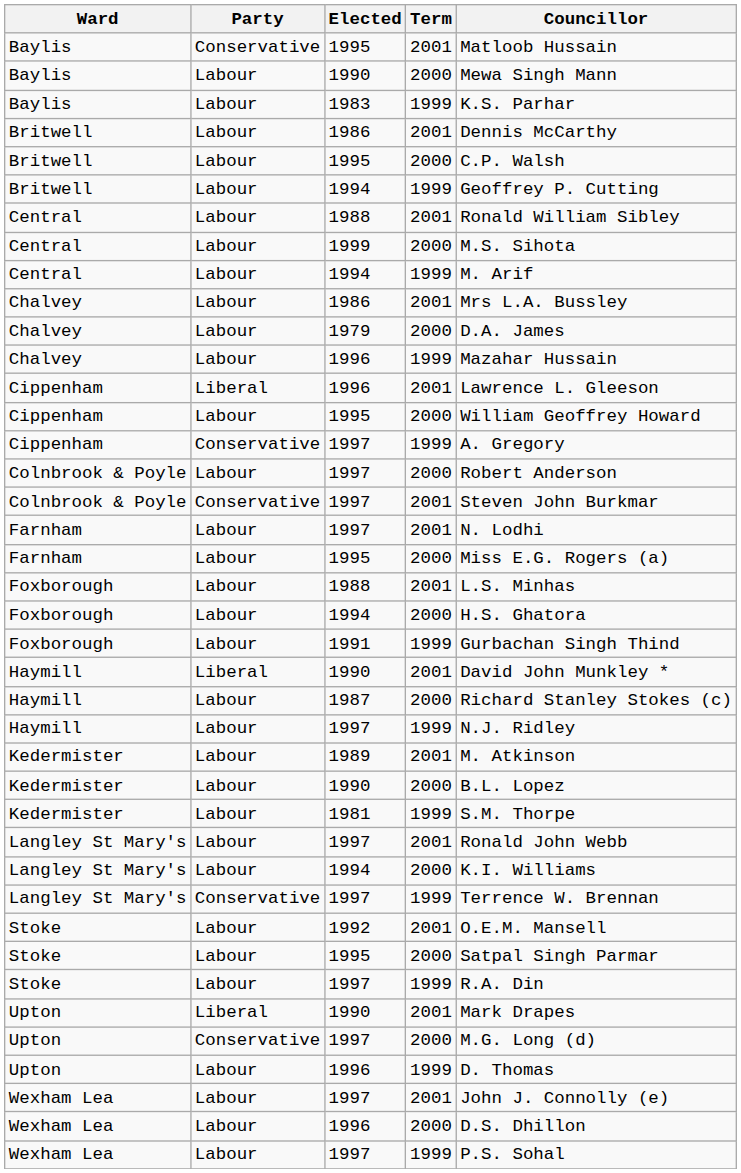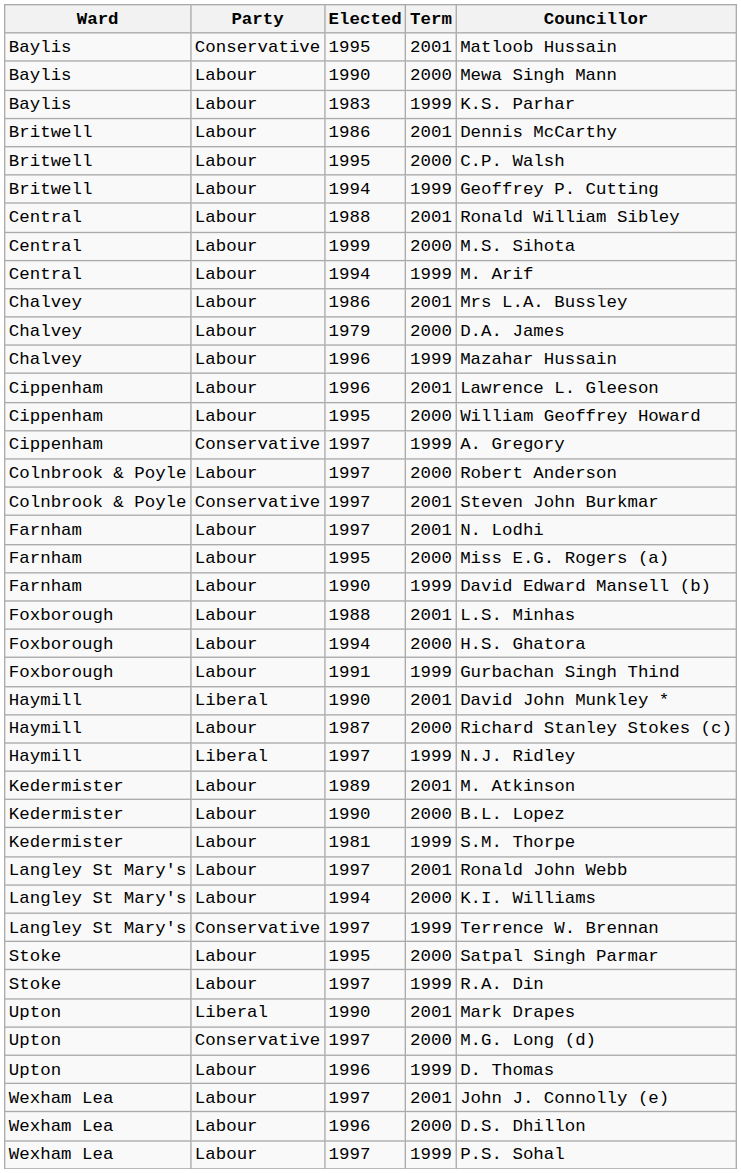(231, 388) Liberal -> (226, 388) Labour
+ row: (45, 587)
(226, 729) Labour -> (231, 757) Liberal
- row: (35, 927)
